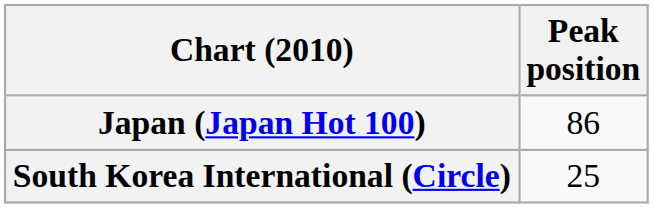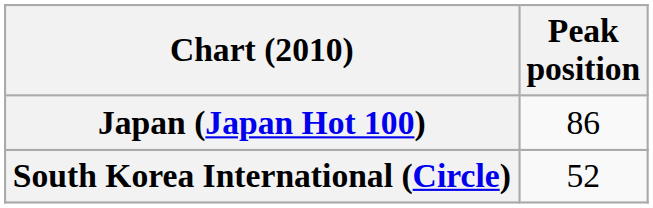(583, 175) 25 -> (583, 175) 52
